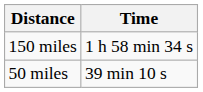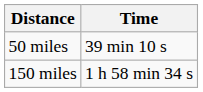rows swapped: (38, 73) <-> (43, 45)
